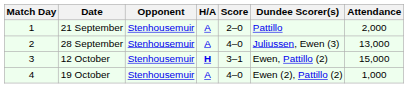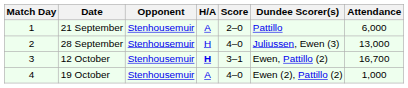(374, 28) 2,000 -> (374, 28) 6,000
(208, 43) A -> (208, 43) H
(374, 59) 15,000 -> (374, 59) 16,700
